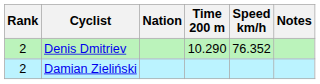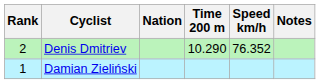(23, 68) 2 -> (23, 68) 1
